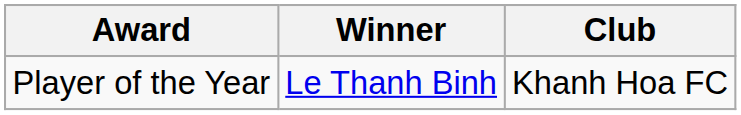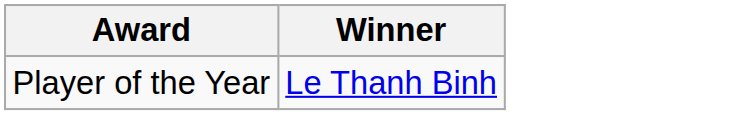- column: (620, 30)
